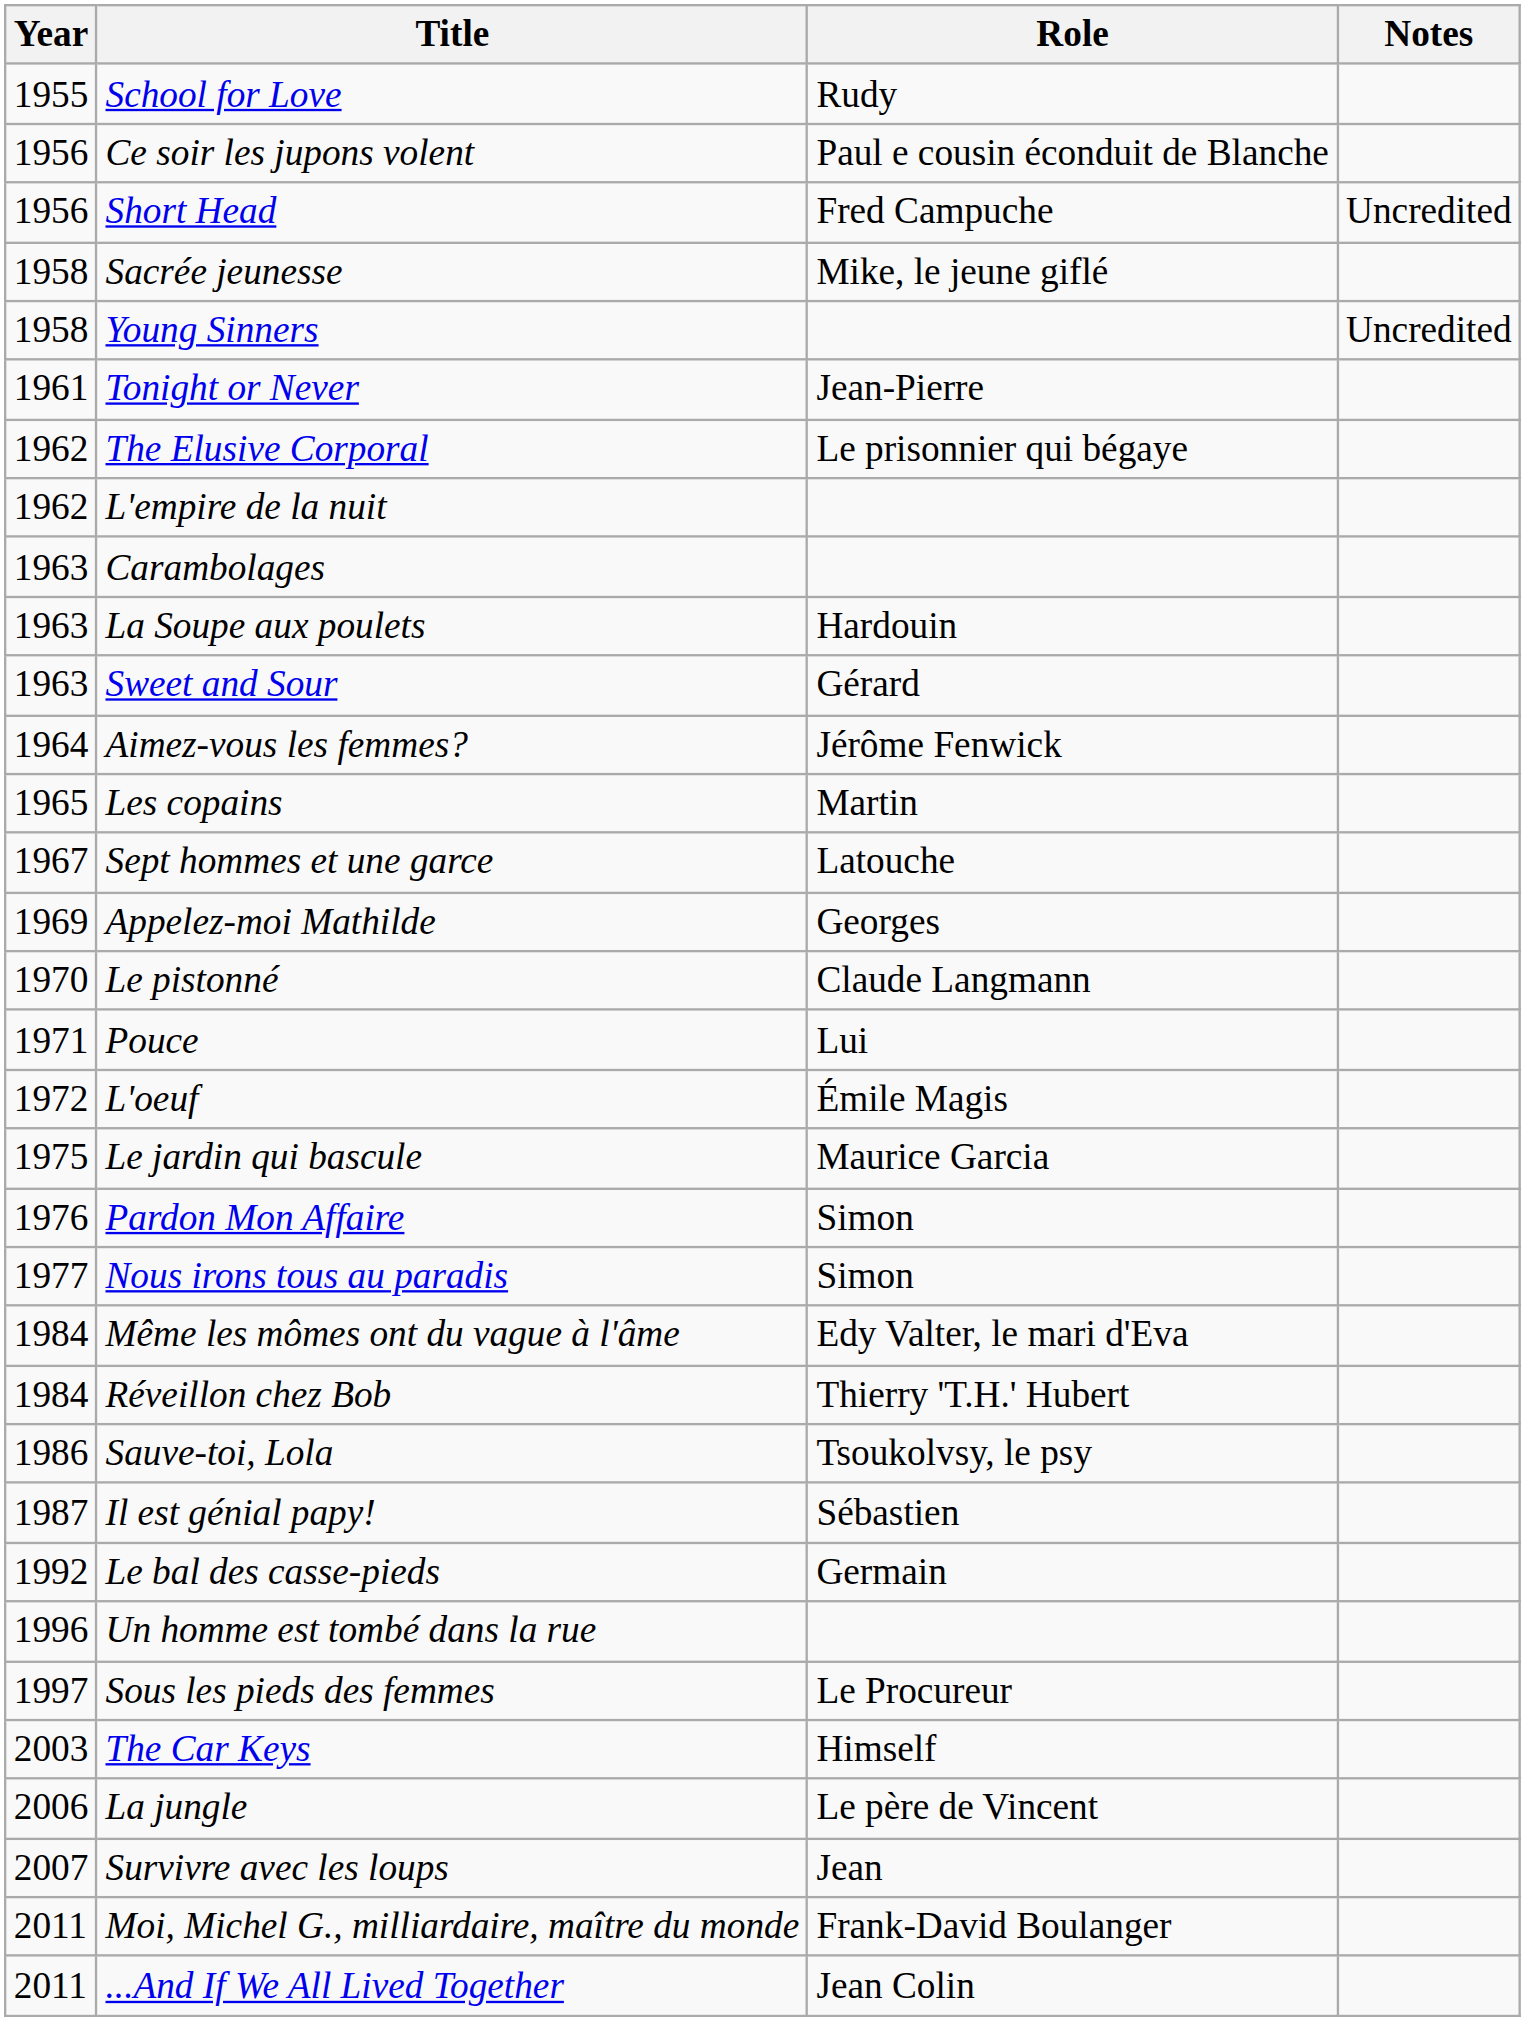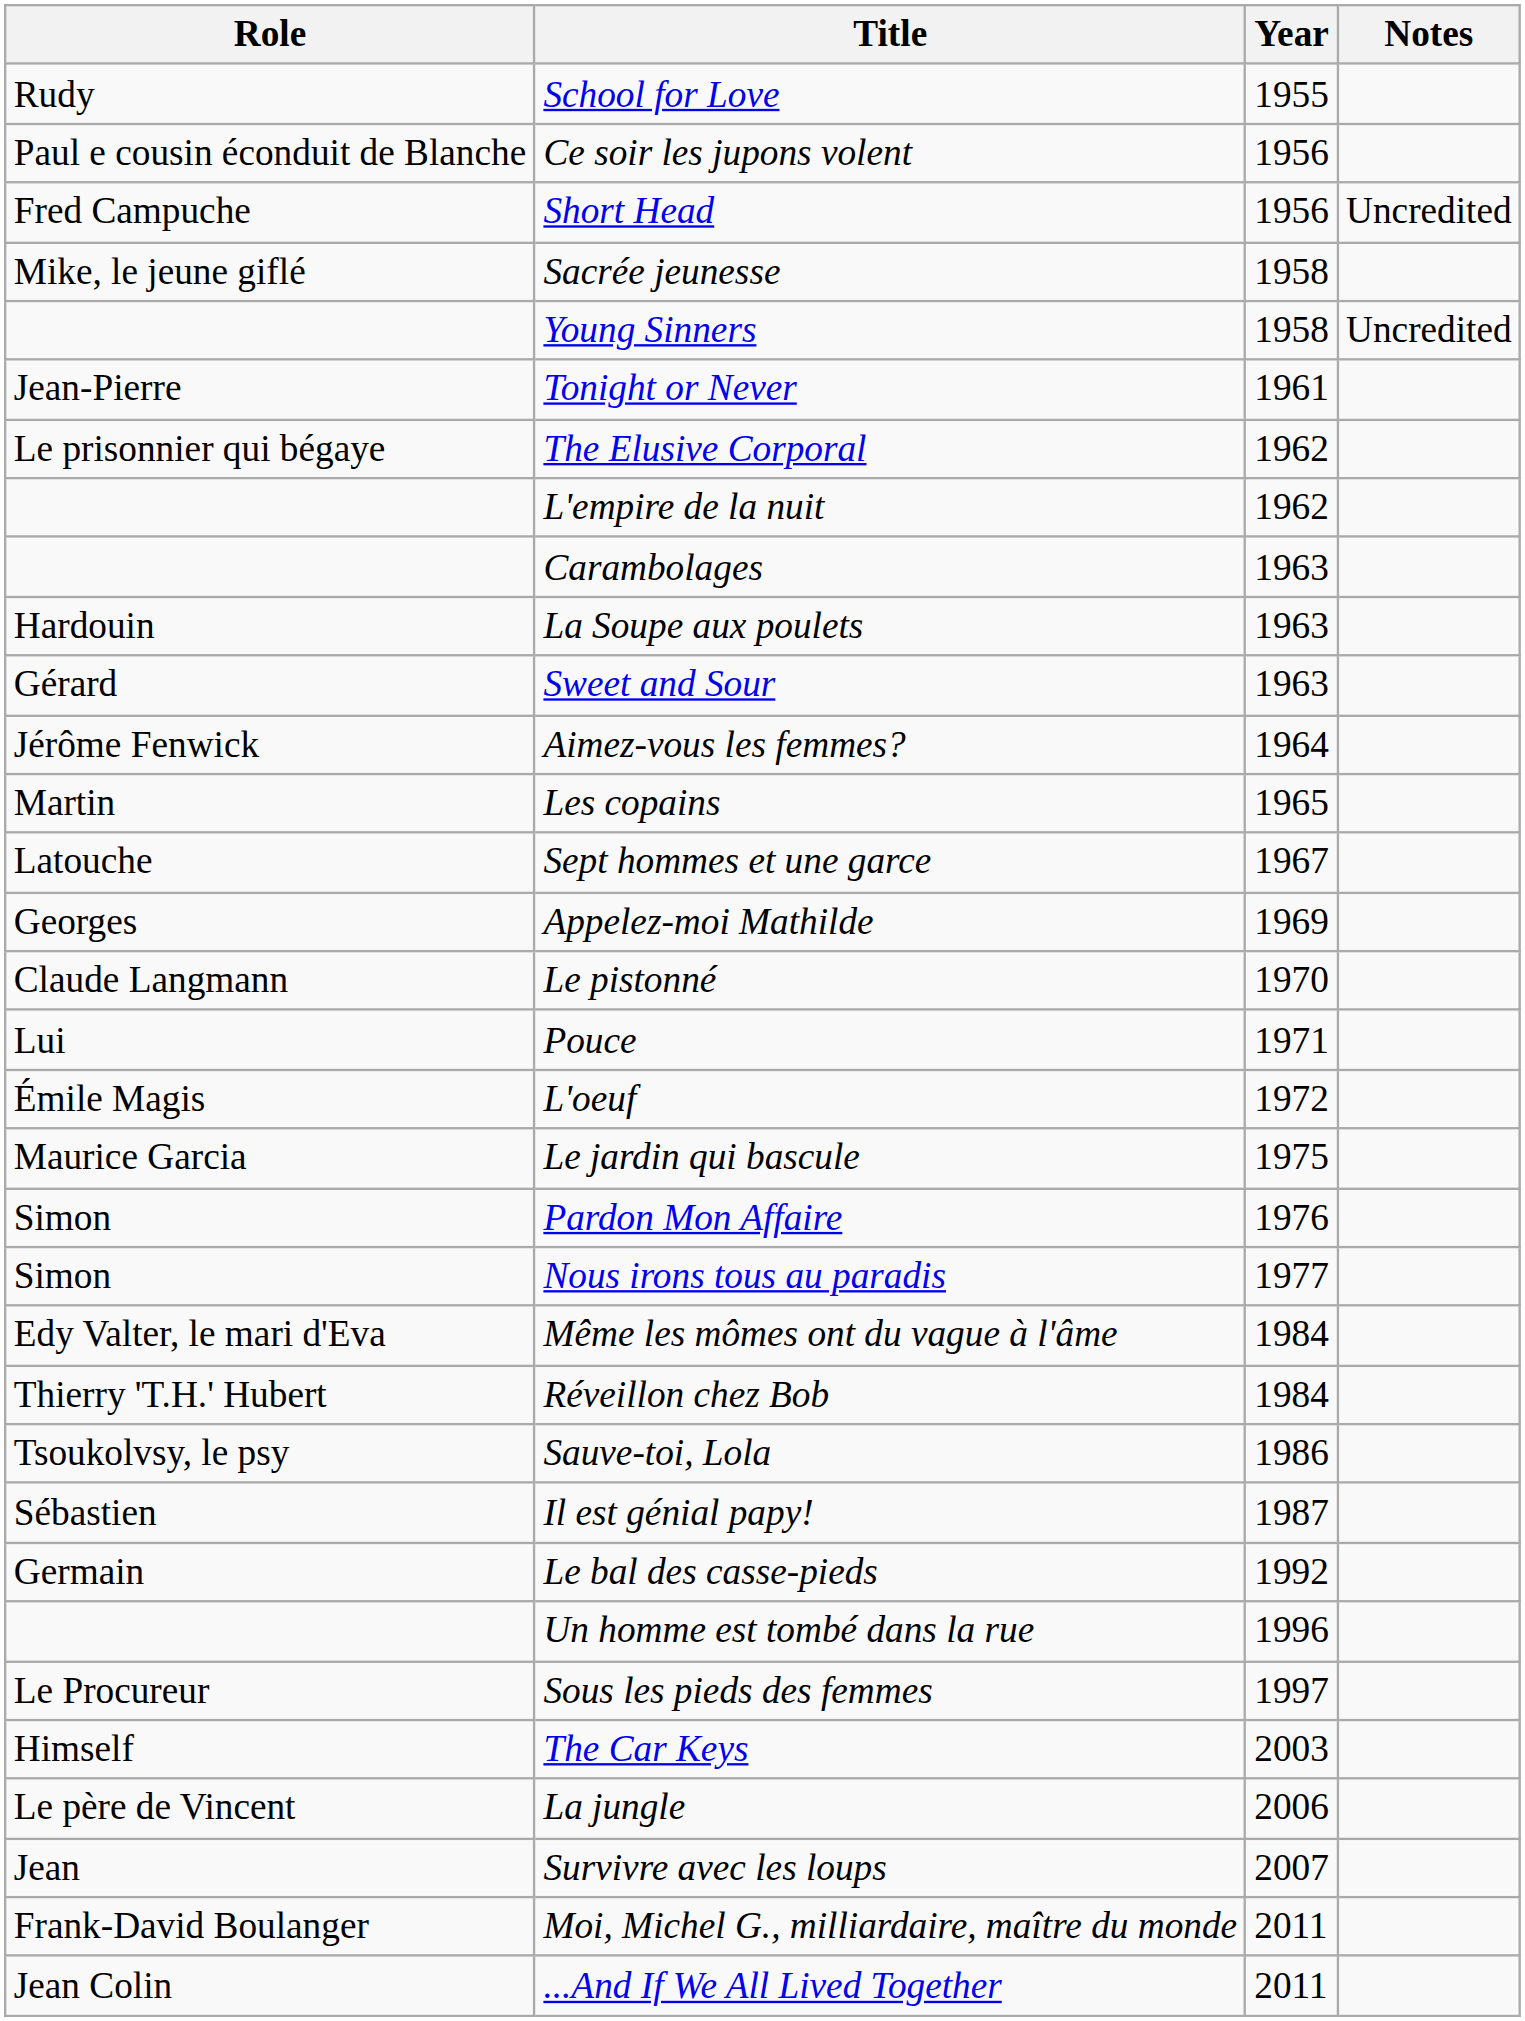columns swapped: (51, 34) <-> (1073, 34)
